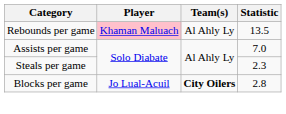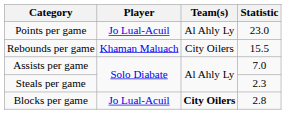+ row: (51, 30)
(139, 30) pink background -> (139, 48) no background
(209, 30) Al Ahly Ly -> (209, 48) City Oilers
(259, 30) 13.5 -> (259, 48) 15.5
